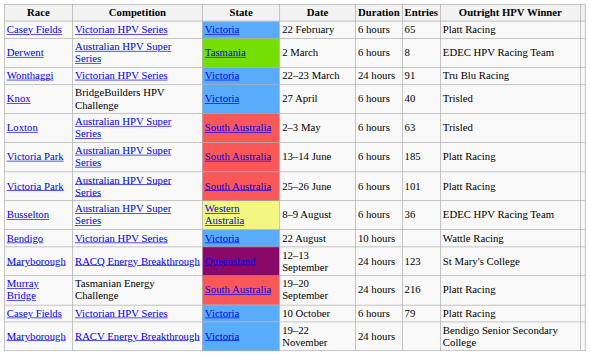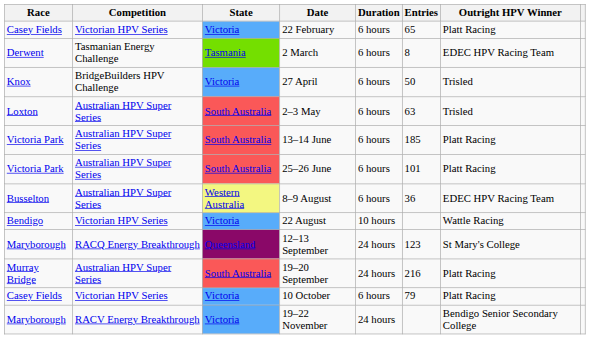(123, 53) Australian HPV Super Series -> (115, 53) Tasmanian Energy Challenge
- row: (311, 76)
(410, 99) 40 -> (410, 82) 50
(115, 290) Tasmanian Energy Challenge -> (123, 273) Australian HPV Super Series
